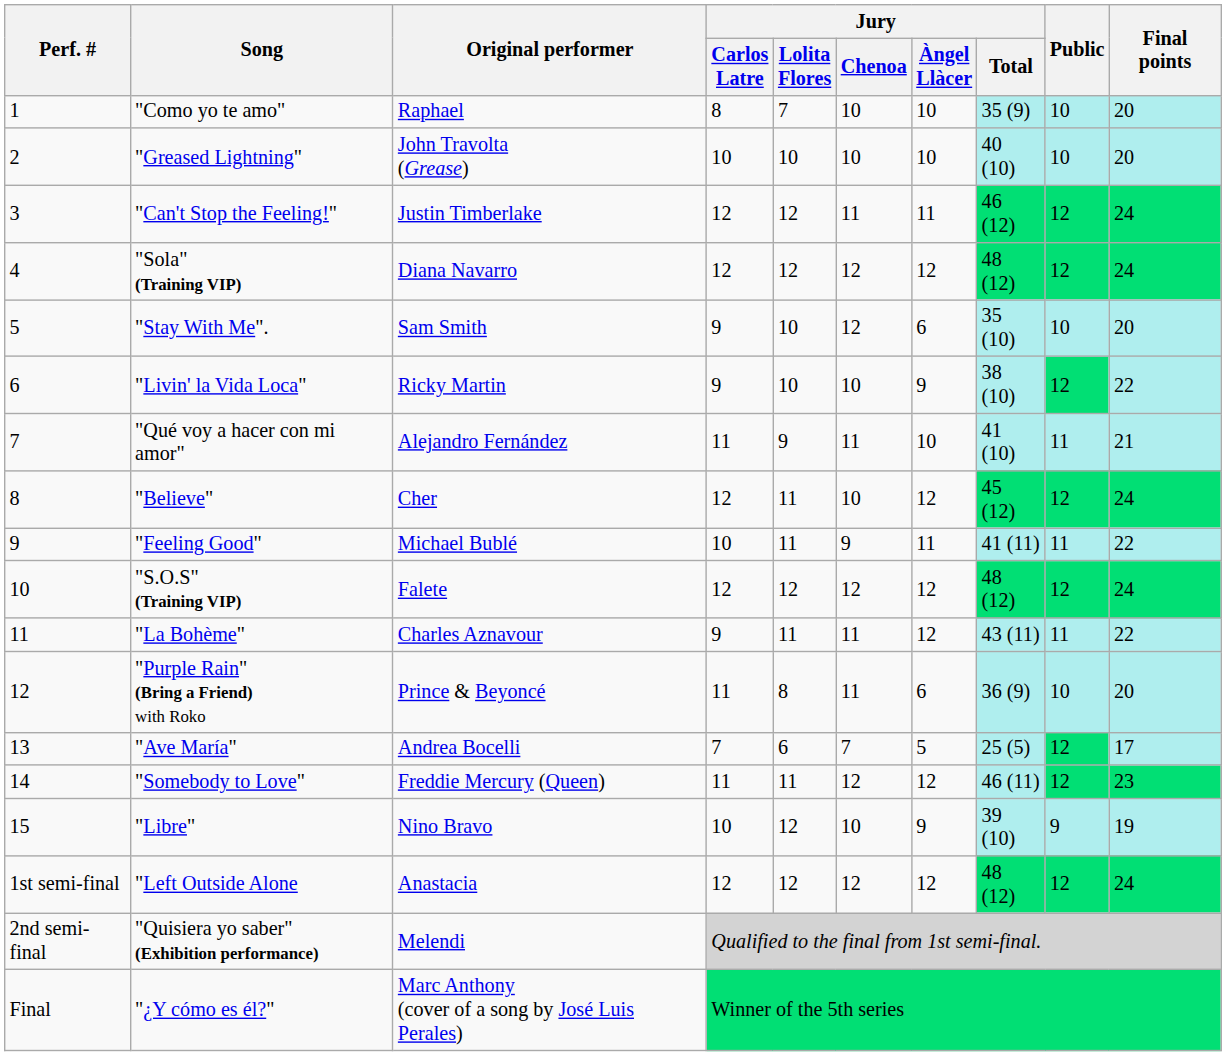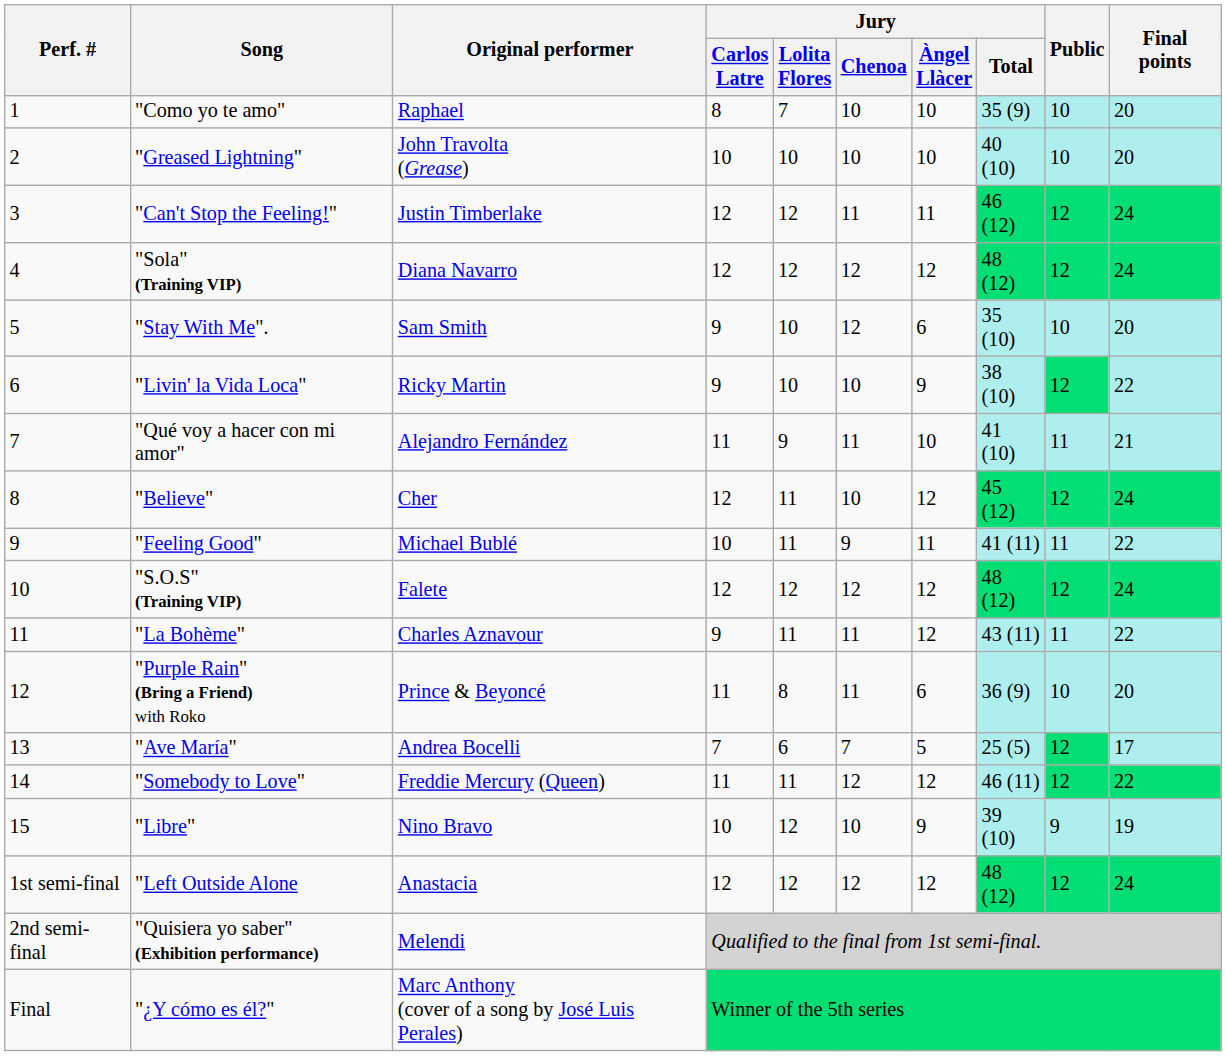(1124, 782) 23 -> (1124, 782) 22
